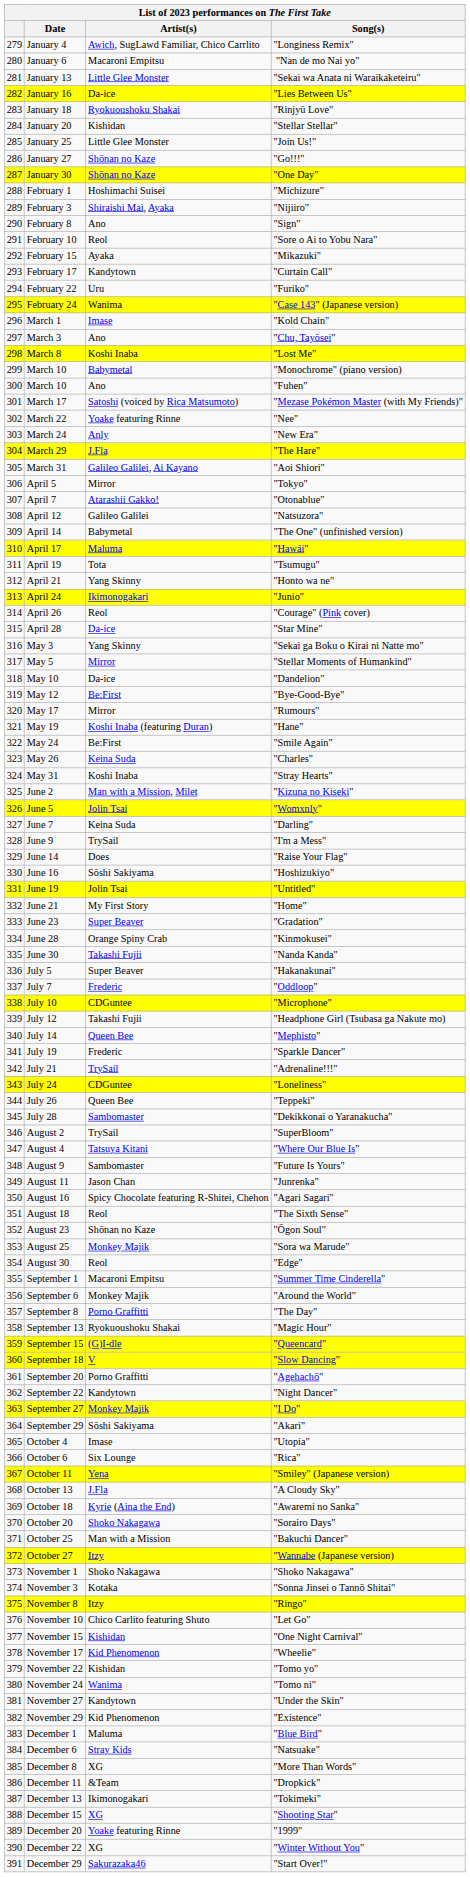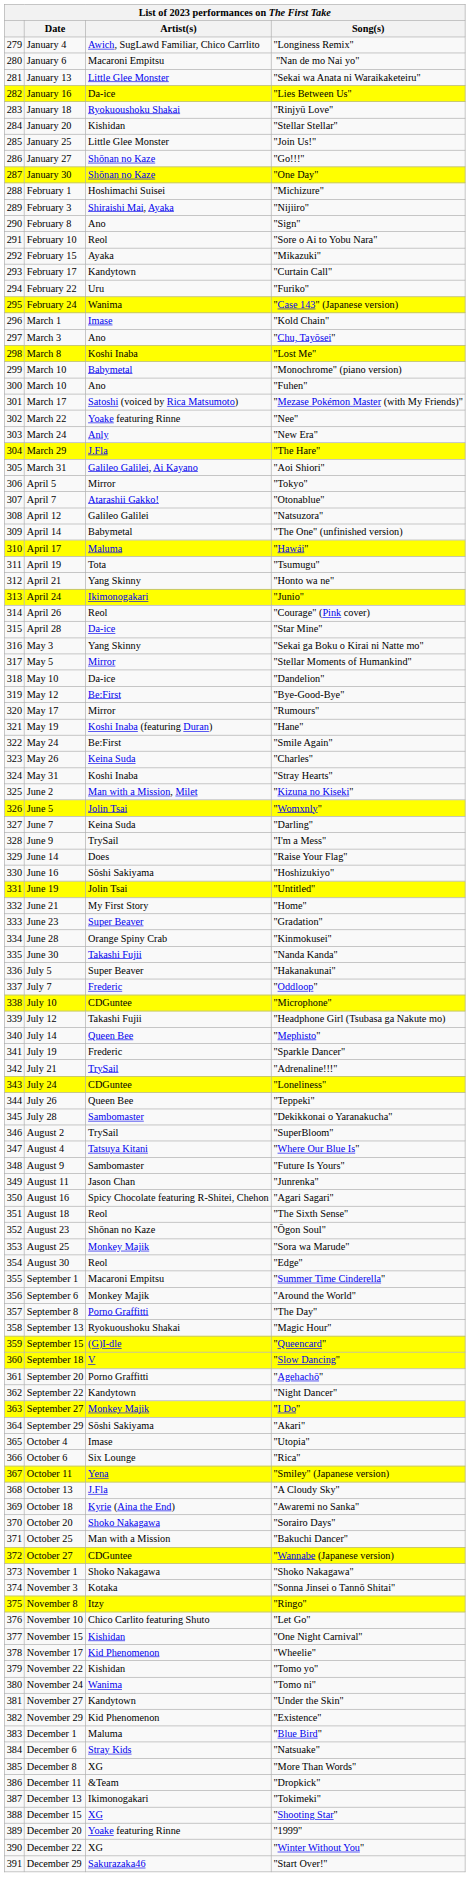(96, 1555) Itzy -> (110, 1555) CDGuntee
